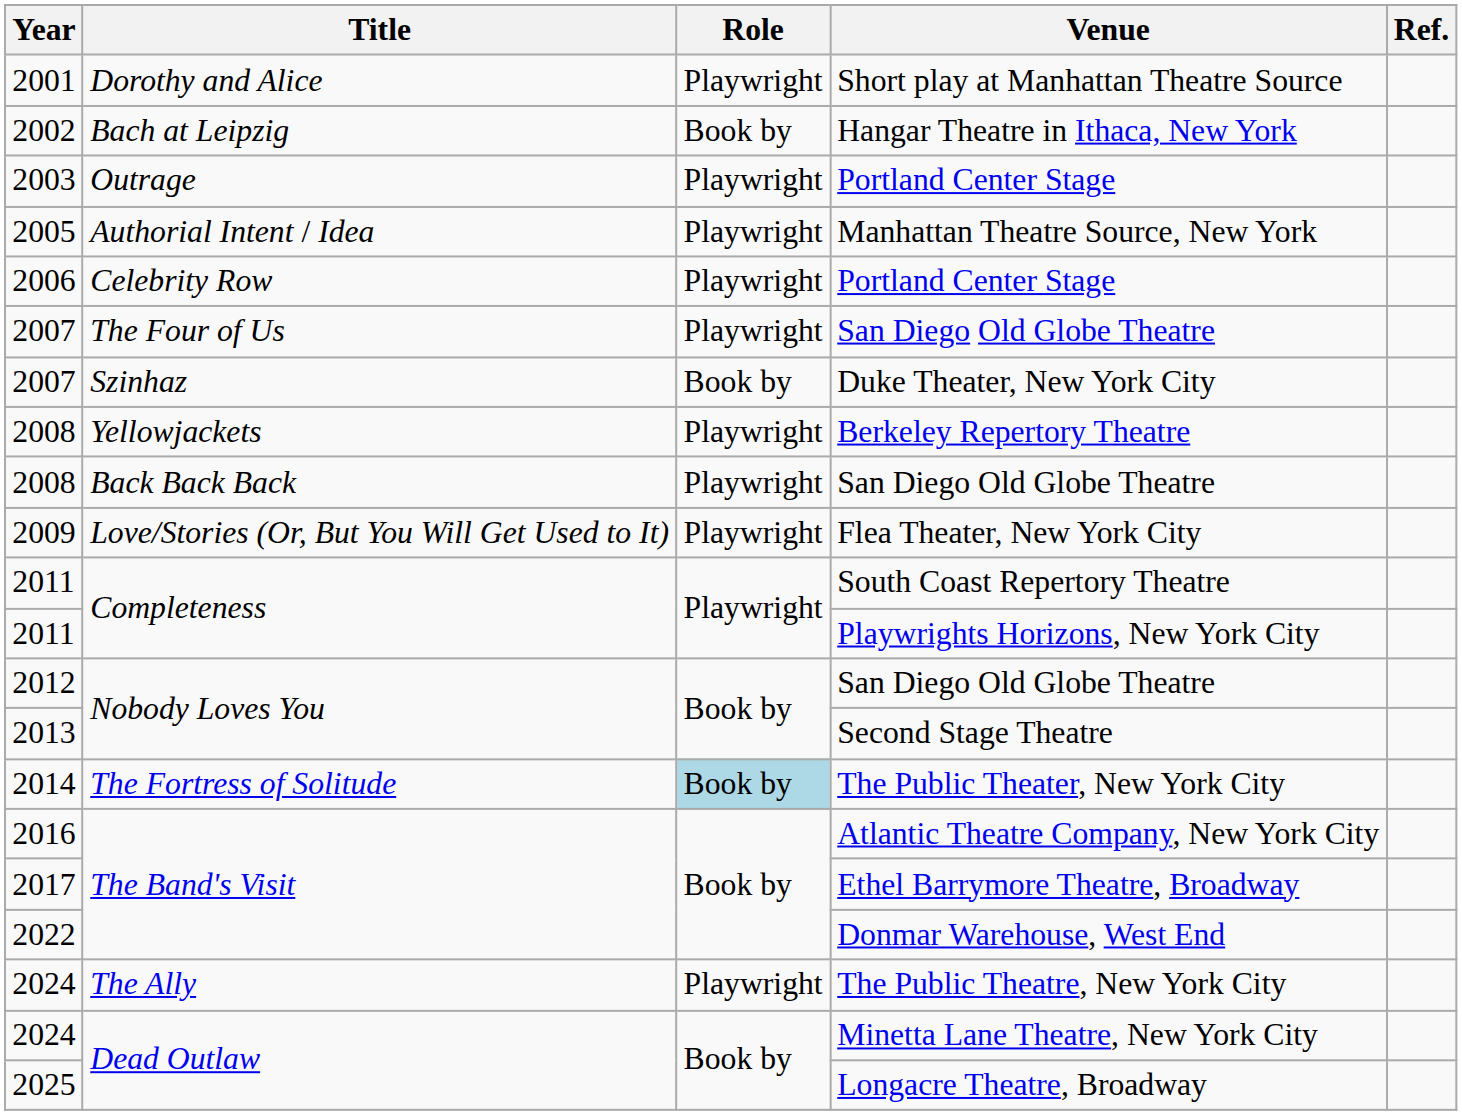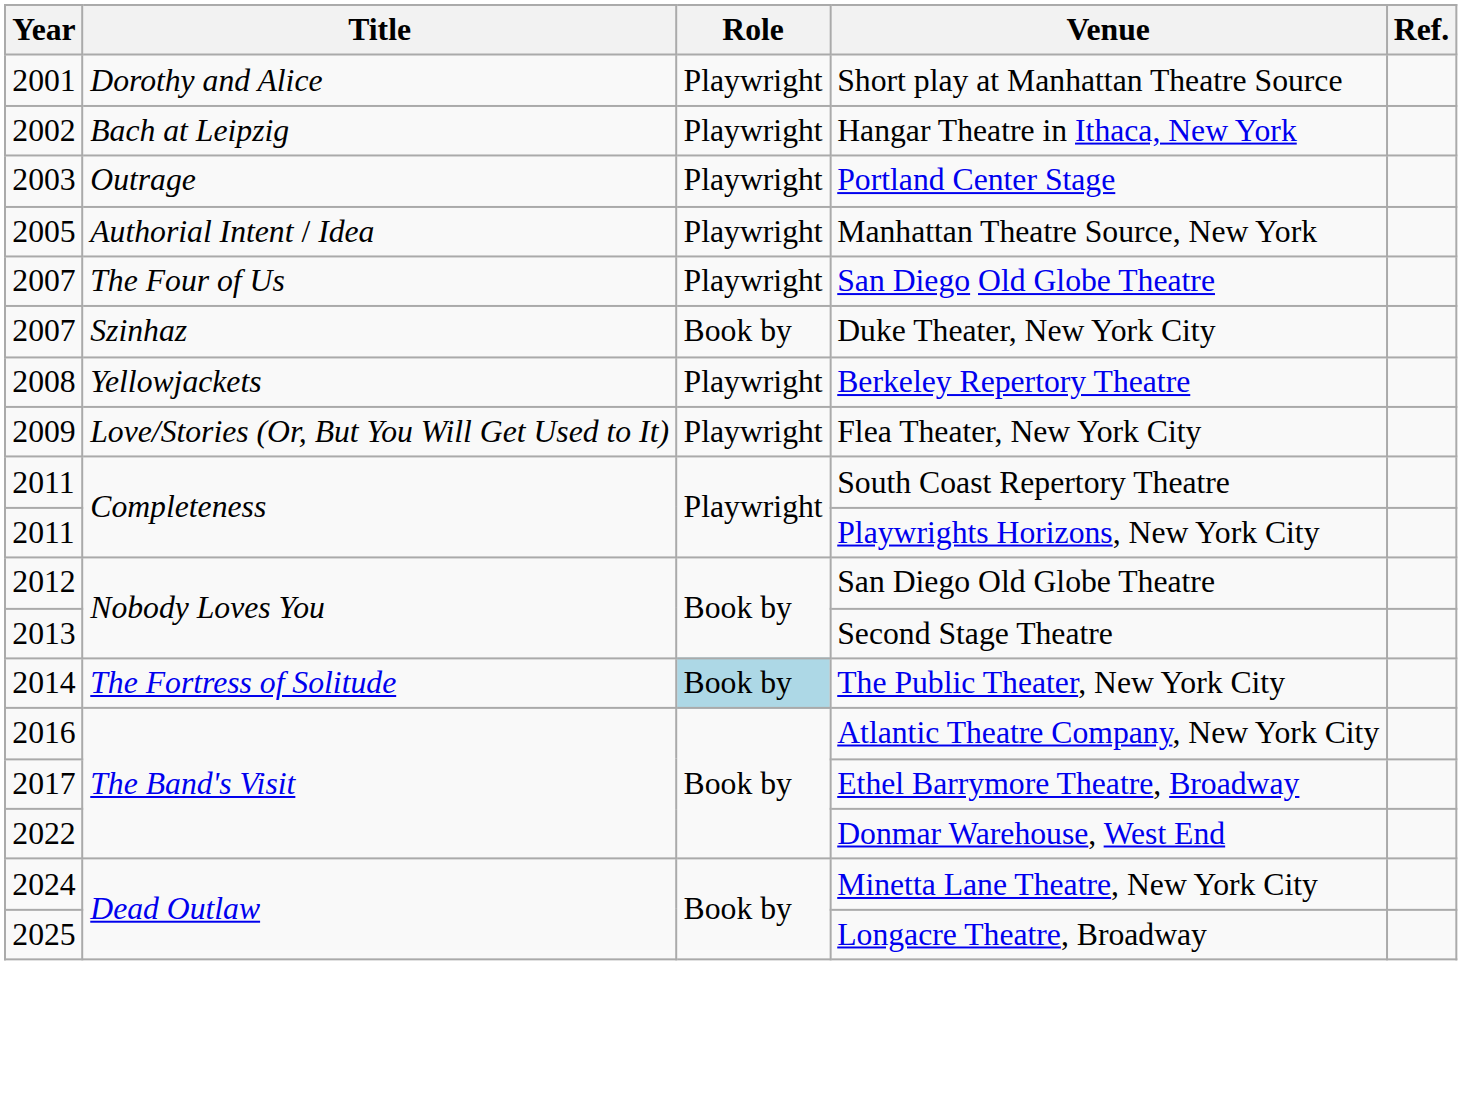(738, 130) Book by -> (753, 130) Playwright
- row: (44, 280)
- row: (44, 481)
- row: (44, 984)
